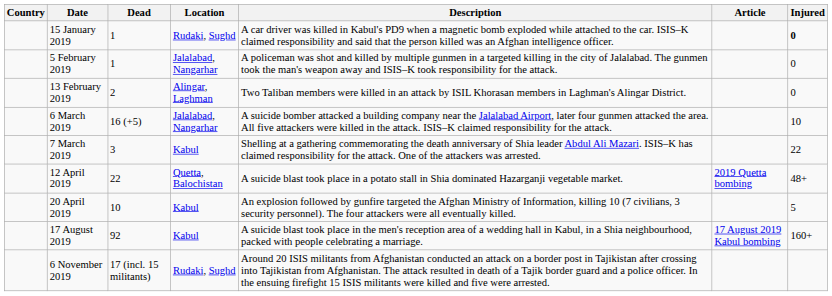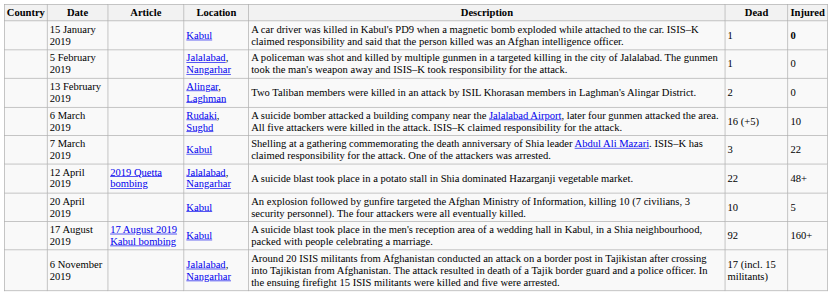columns swapped: (750, 12) <-> (139, 12)
(204, 35) Rudaki, Sughd -> (199, 35) Kabul
(195, 121) Jalalabad, Nangarhar -> (203, 121) Rudaki, Sughd
(198, 178) Quetta, Balochistan -> (209, 178) Jalalabad, Nangarhar
(204, 270) Rudaki, Sughd -> (209, 270) Jalalabad, Nangarhar
